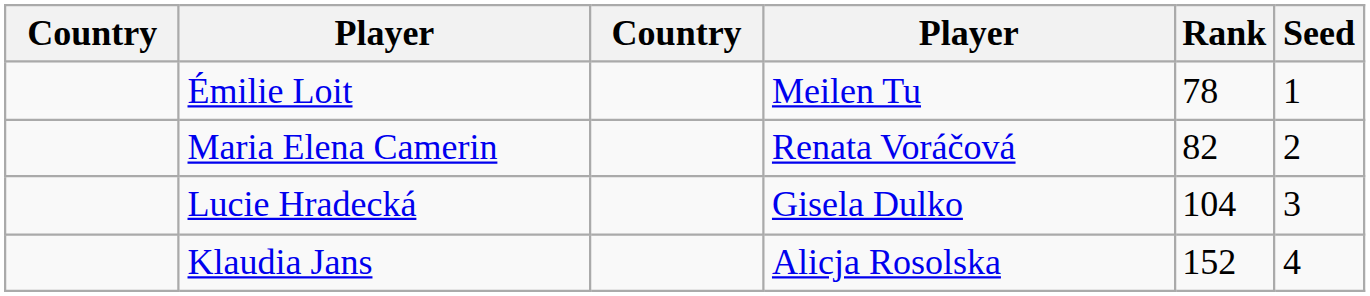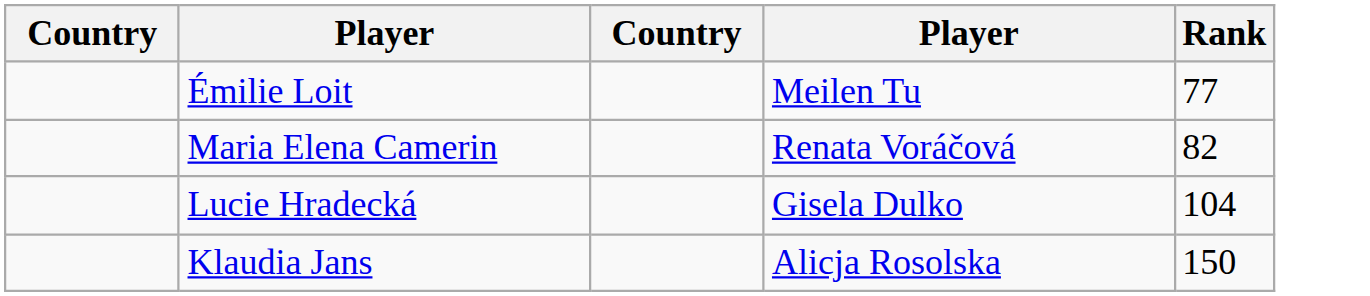- column: (1319, 33)
(1200, 90) 78 -> (1200, 90) 77
(1209, 261) 152 -> (1209, 261) 150
